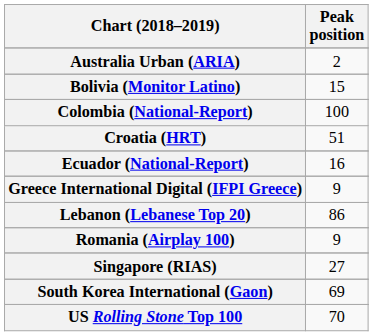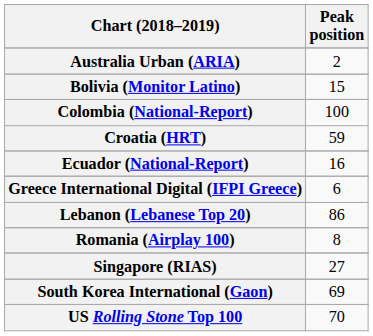(337, 138) 51 -> (337, 138) 59
(337, 189) 9 -> (337, 189) 6
(337, 240) 9 -> (337, 240) 8
